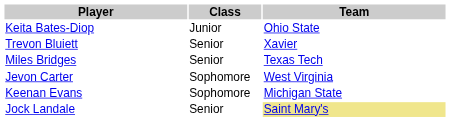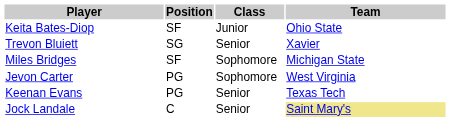+ column: (189, 12)
(206, 60) Senior -> (246, 60) Sophomore
(293, 60) Texas Tech -> (325, 60) Michigan State
(220, 93) Sophomore -> (233, 93) Senior
(303, 93) Michigan State -> (316, 93) Texas Tech
